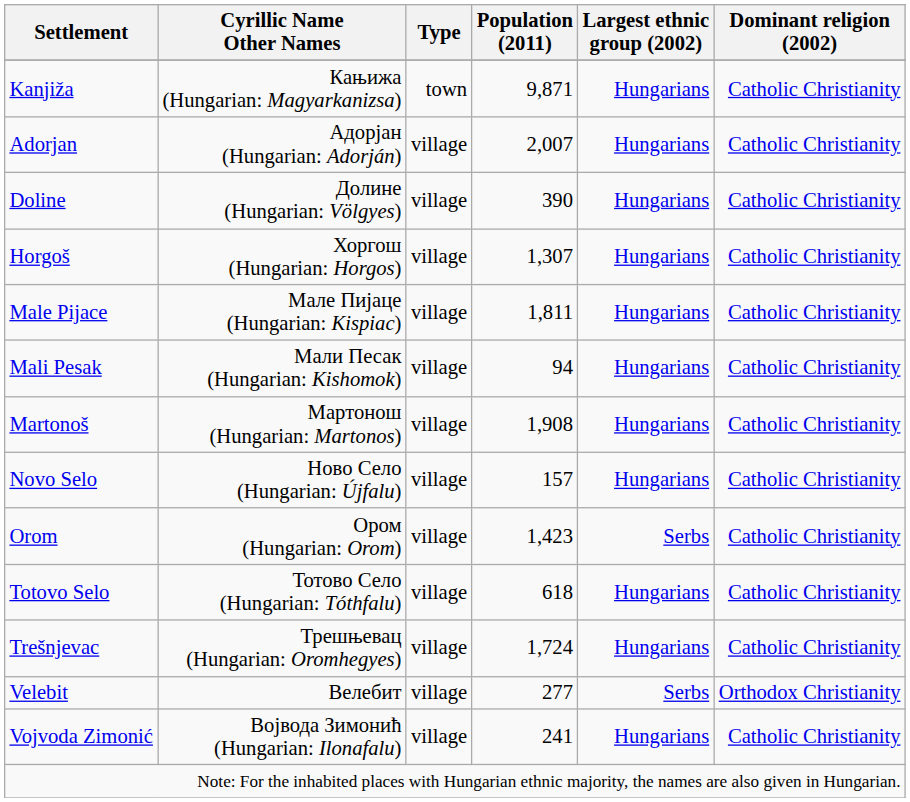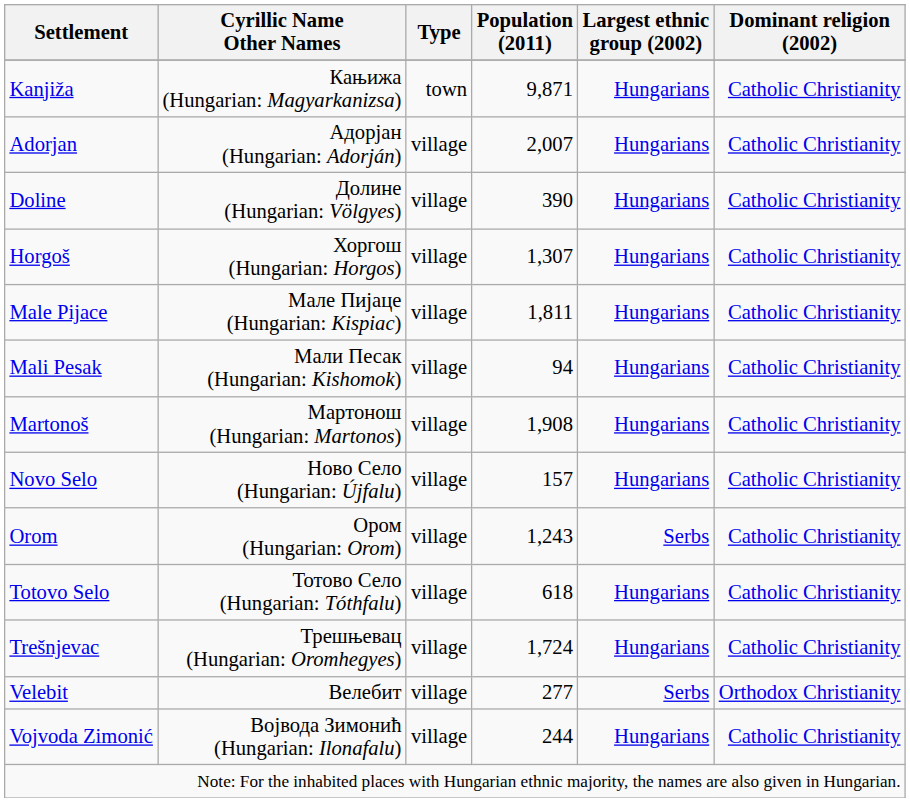(550, 536) 1,423 -> (550, 536) 1,243
(558, 736) 241 -> (558, 736) 244
